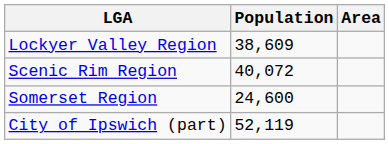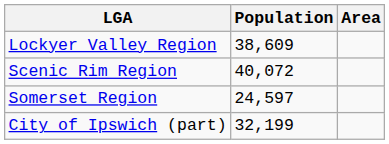(264, 99) 24,600 -> (264, 99) 24,597
(264, 126) 52,119 -> (264, 126) 32,199
